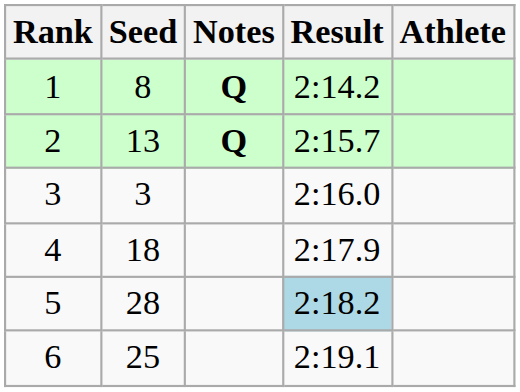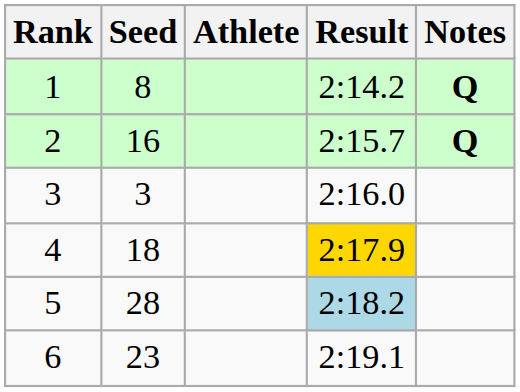columns swapped: (453, 31) <-> (234, 31)
(143, 140) 13 -> (143, 140) 16
(337, 248) no background -> (362, 248) gold background
(143, 357) 25 -> (143, 357) 23
